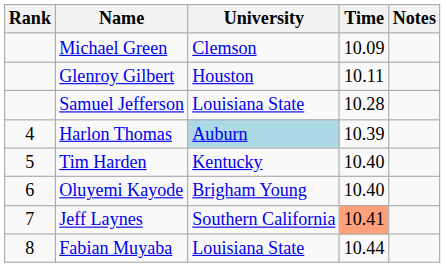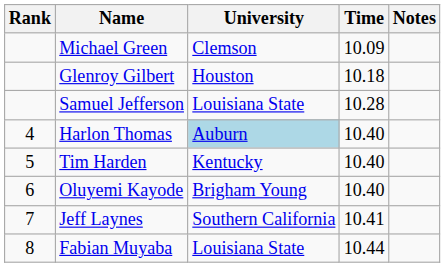(364, 76) 10.11 -> (364, 76) 10.18
(364, 133) 10.39 -> (364, 133) 10.40
(364, 219) lightsalmon background -> (364, 219) no background
